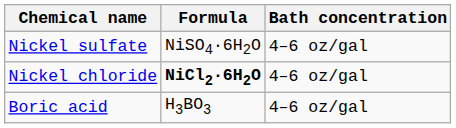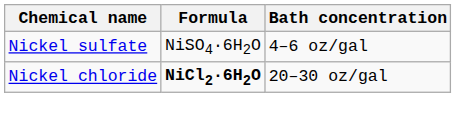(318, 77) 4–6 oz/gal -> (328, 77) 20–30 oz/gal
- row: (58, 107)
